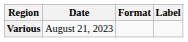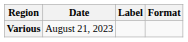columns swapped: (134, 12) <-> (168, 12)
